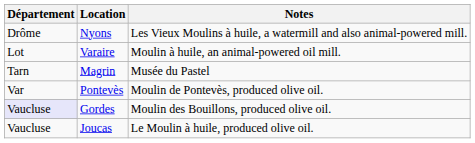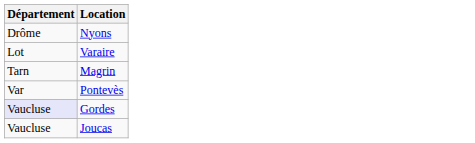- column: (299, 14)
